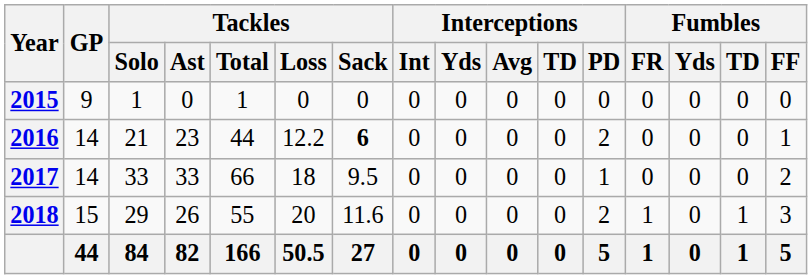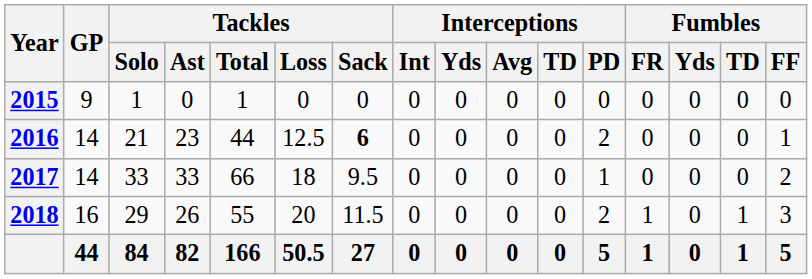(303, 138) 12.2 -> (303, 138) 12.5
(87, 215) 15 -> (87, 215) 16
(363, 215) 11.6 -> (363, 215) 11.5
